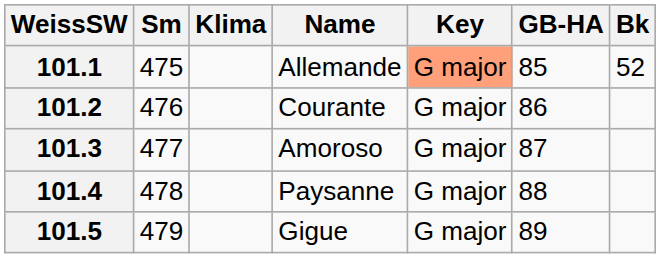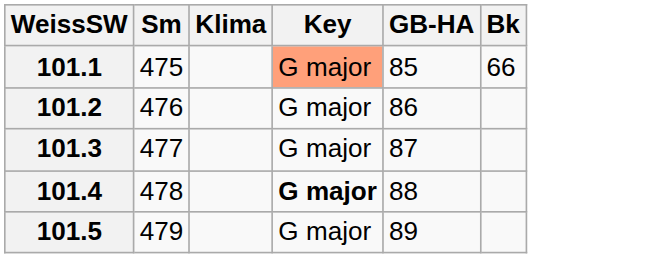- column: (340, 25)
(630, 66) 52 -> (501, 66) 66
(460, 190) normal -> (328, 190) bold
